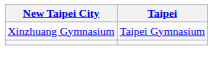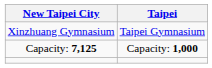+ row: (61, 48)
